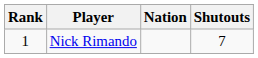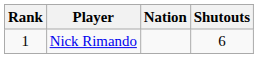(222, 41) 7 -> (222, 41) 6
